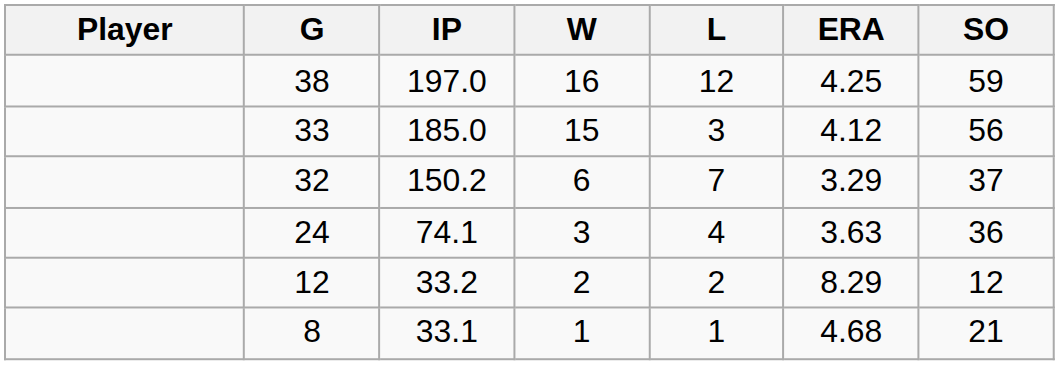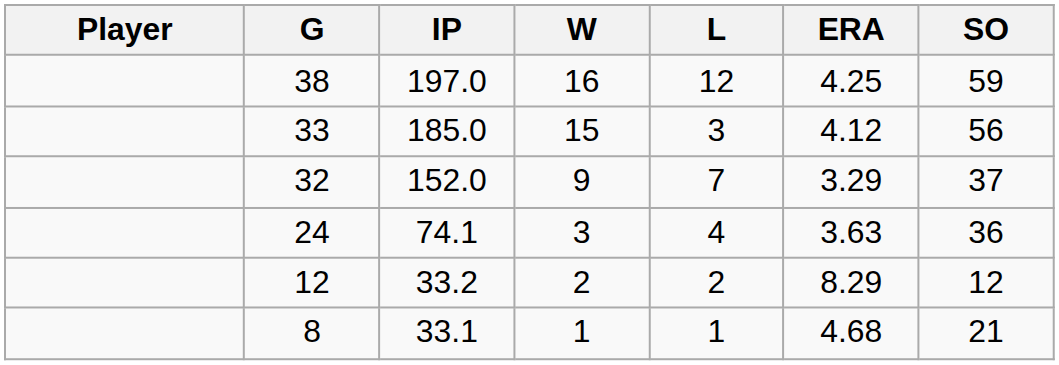(447, 181) 150.2 -> (447, 181) 152.0
(582, 181) 6 -> (582, 181) 9
